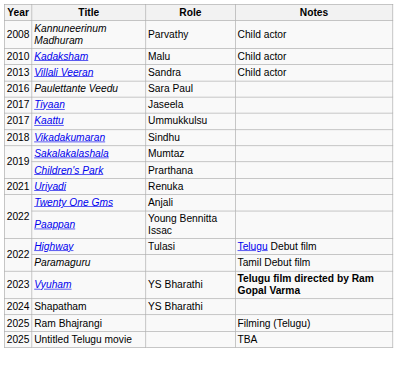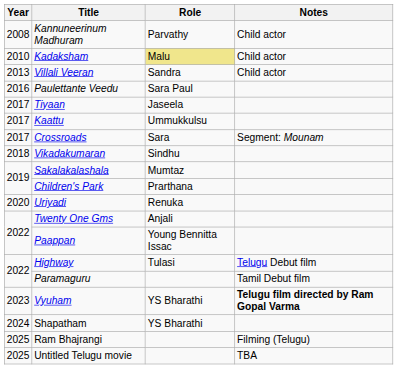(159, 56) no background -> (159, 56) khaki background
+ row: (60, 137)
(18, 186) 2021 -> (18, 202) 2020
